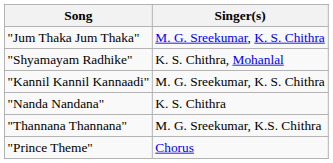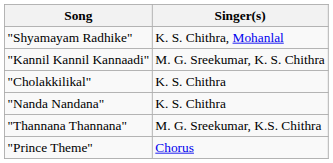- row: (73, 37)
+ row: (49, 81)
